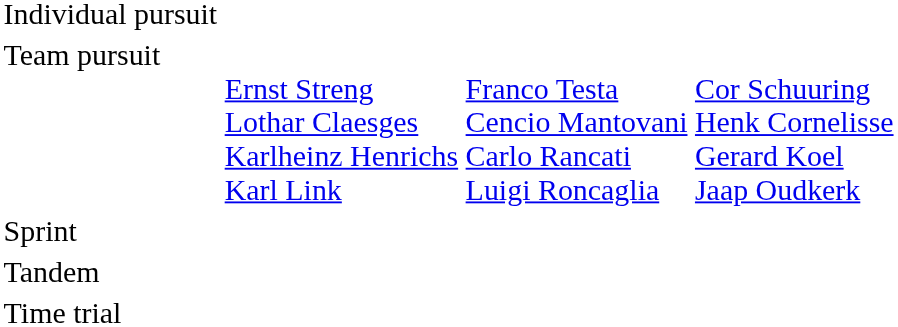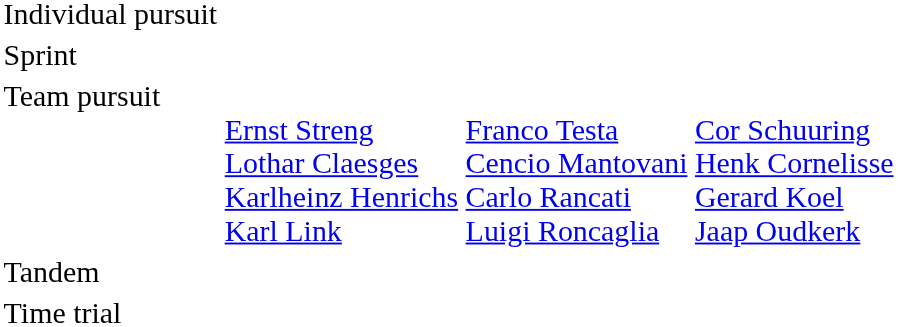rows swapped: (82, 55) <-> (40, 230)
